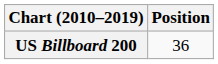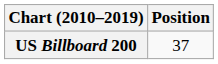(181, 44) 36 -> (181, 44) 37
